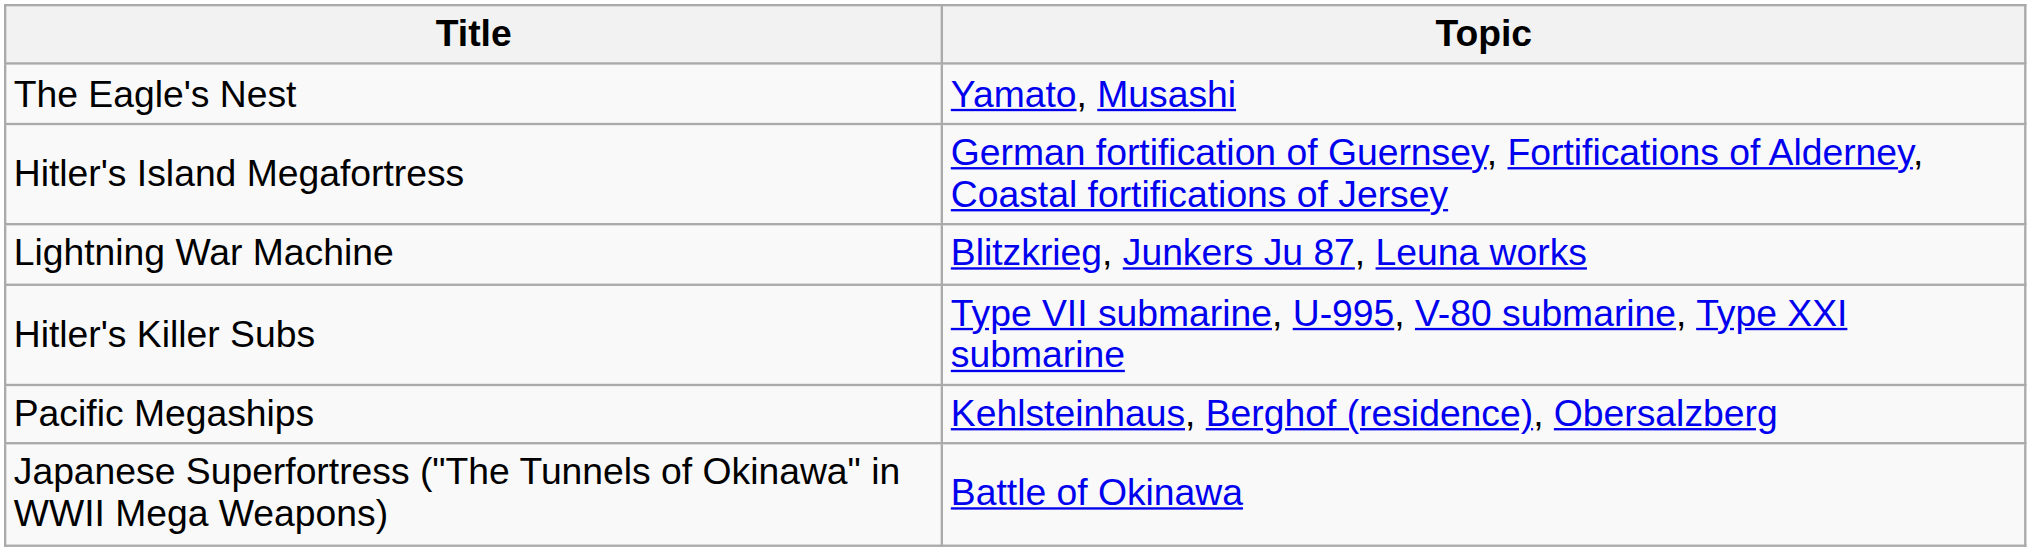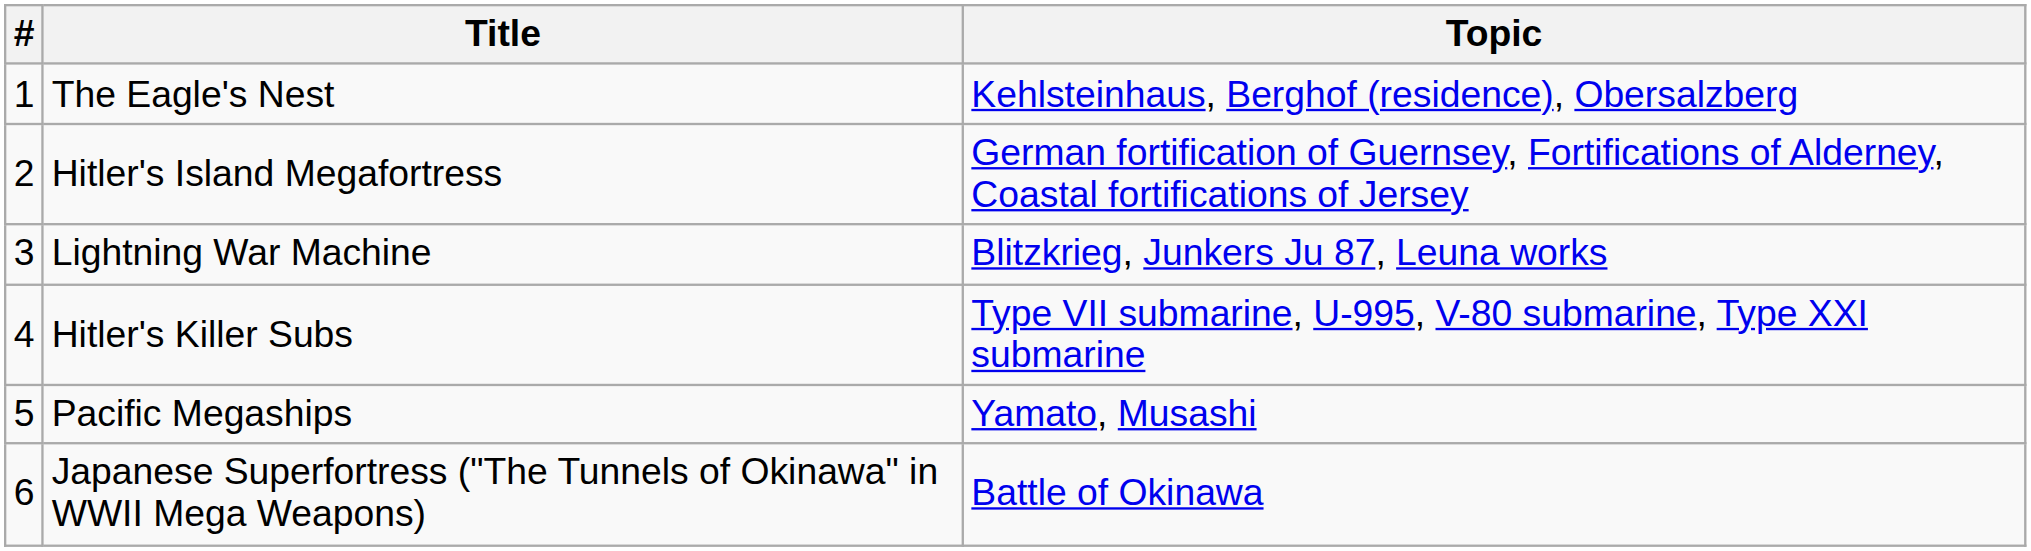+ column: (24, 34)
(1093, 93) Yamato, Musashi -> (1385, 93) Kehlsteinhaus, Berghof (residence), Obersalzberg
(1364, 413) Kehlsteinhaus, Berghof (residence), Obersalzberg -> (1114, 413) Yamato, Musashi
